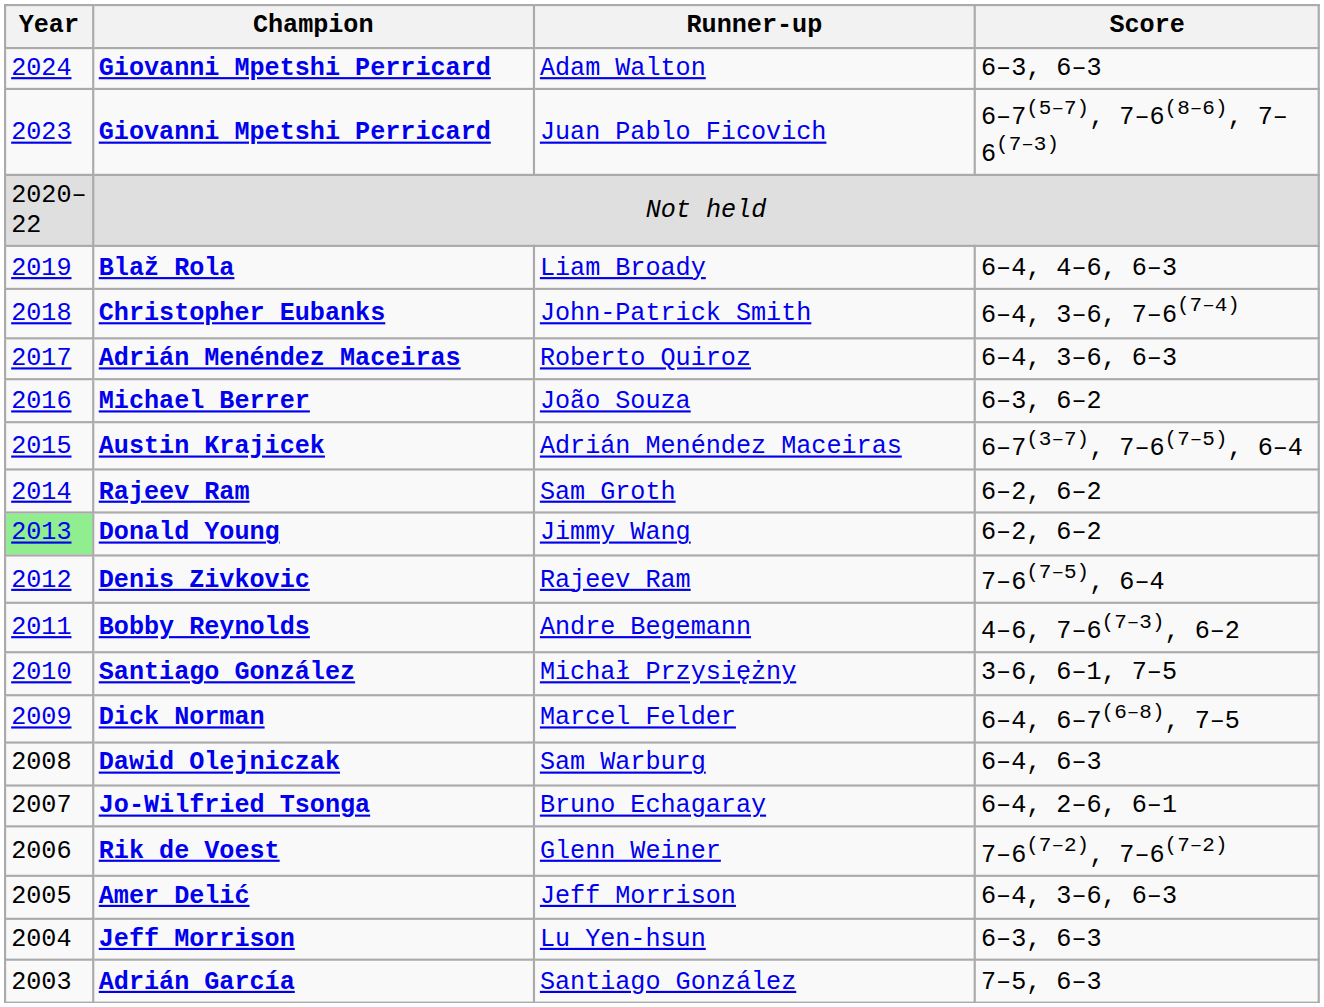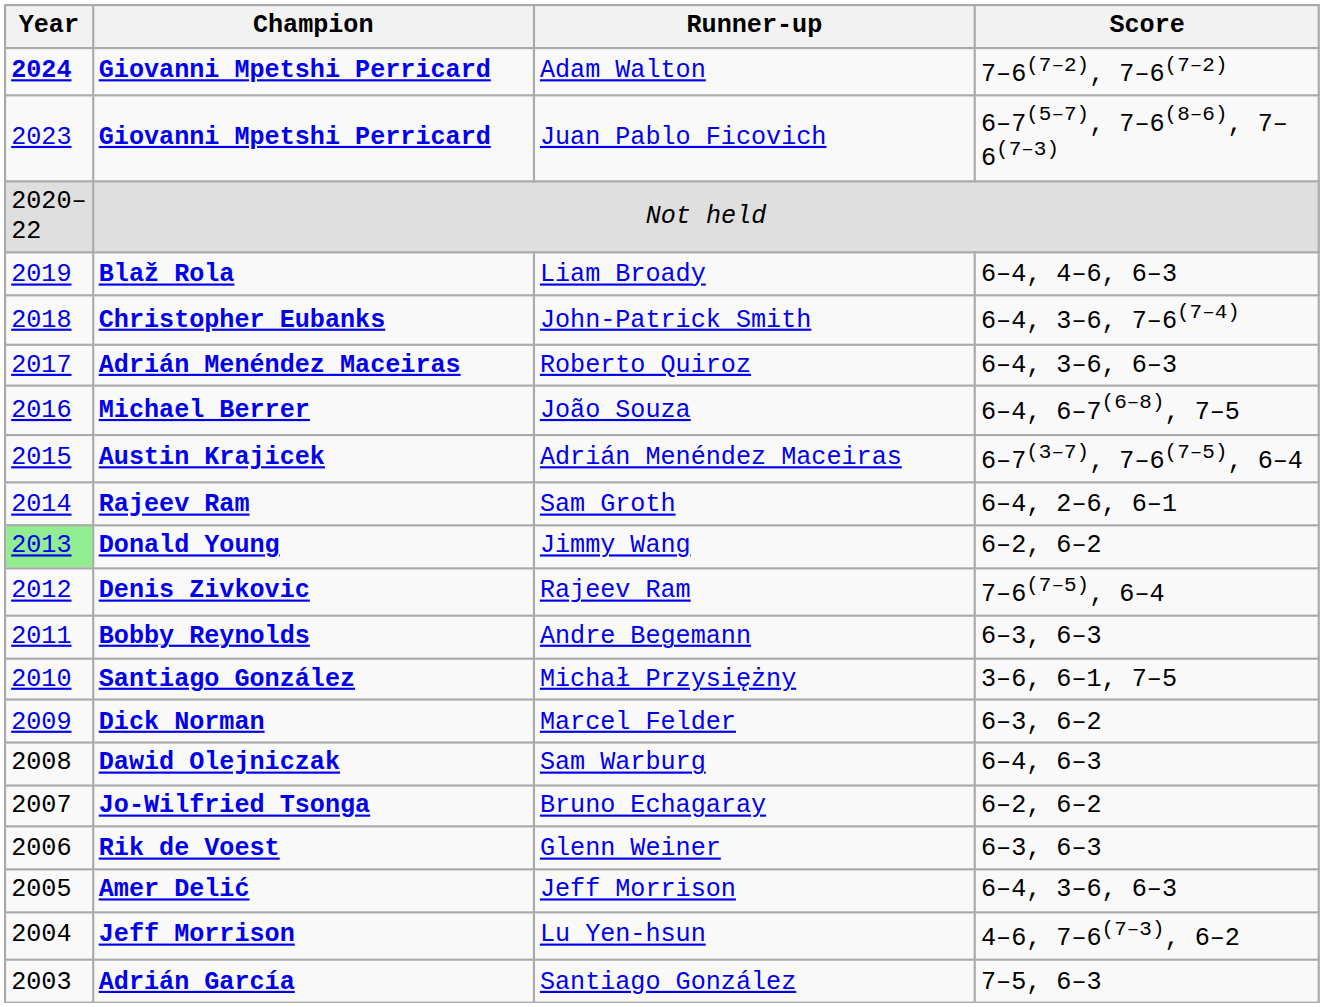(41, 68) normal -> (41, 71) bold
(1041, 68) 6–3, 6–3 -> (1104, 71) 7–6(7–2), 7–6(7–2)
(1041, 401) 6–3, 6–2 -> (1110, 410) 6–4, 6–7(6–8), 7–5
(1041, 491) 6–2, 6–2 -> (1079, 504) 6–4, 2–6, 6–1
(1110, 627) 4–6, 7–6(7–3), 6–2 -> (1041, 637) 6–3, 6–3
(1110, 718) 6–4, 6–7(6–8), 7–5 -> (1041, 721) 6–3, 6–2
(1079, 806) 6–4, 2–6, 6–1 -> (1041, 806) 6–2, 6–2
(1104, 851) 7–6(7–2), 7–6(7–2) -> (1041, 848) 6–3, 6–3
(1041, 939) 6–3, 6–3 -> (1110, 936) 4–6, 7–6(7–3), 6–2
